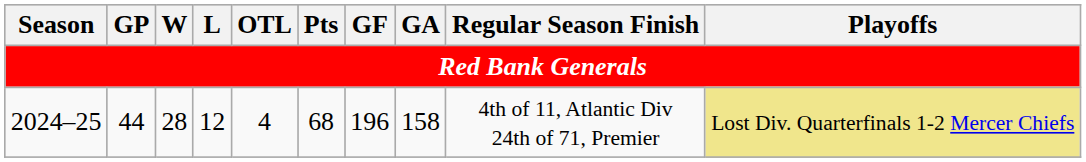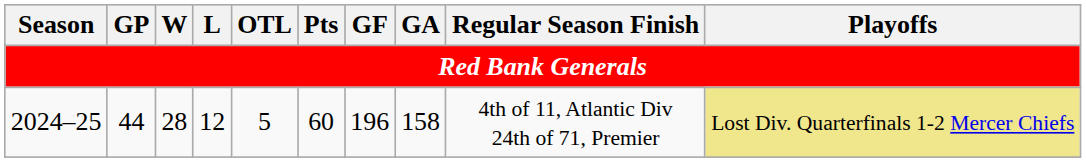(264, 121) 4 -> (264, 121) 5
(321, 121) 68 -> (321, 121) 60
